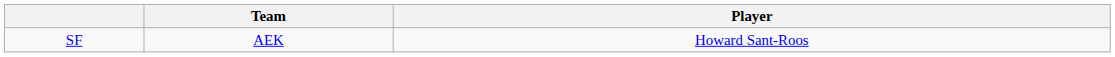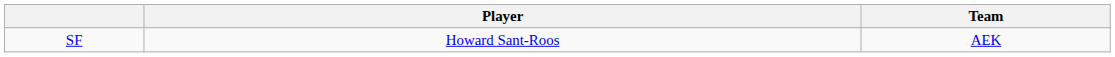columns swapped: (752, 16) <-> (268, 16)
